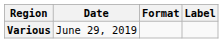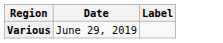- column: (161, 13)
